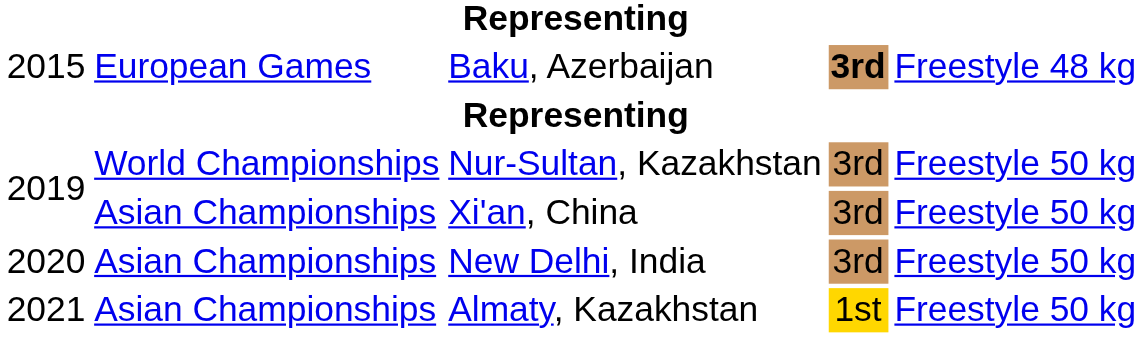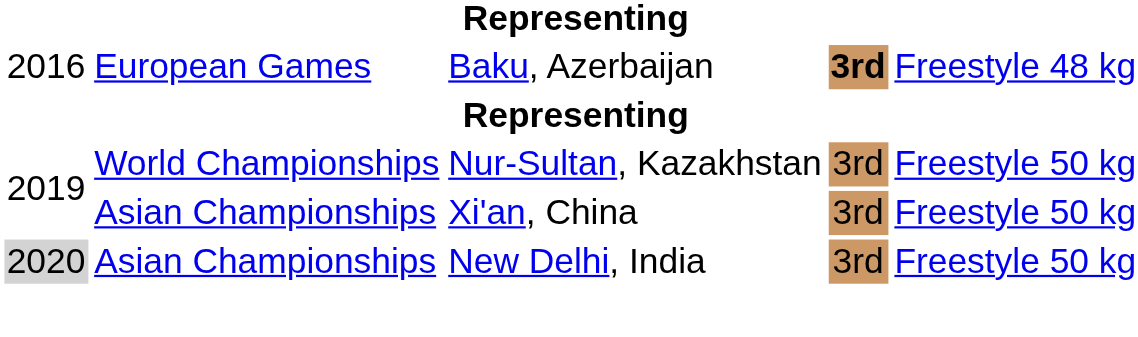(46, 66) 2015 -> (46, 66) 2016
(46, 261) no background -> (46, 261) lightgrey background
- row: (603, 309)
